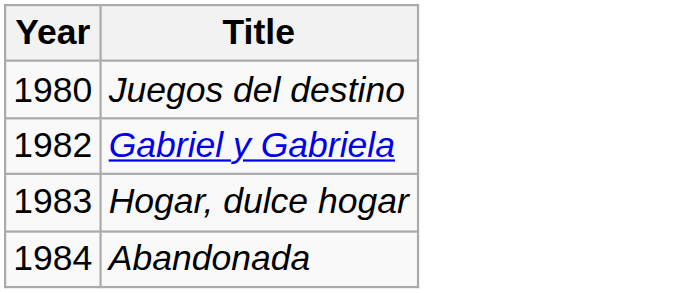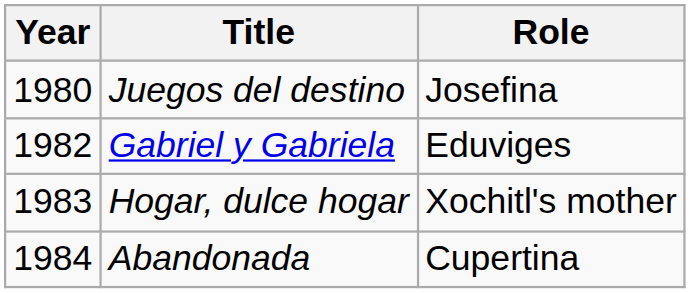+ column: (551, 32)
